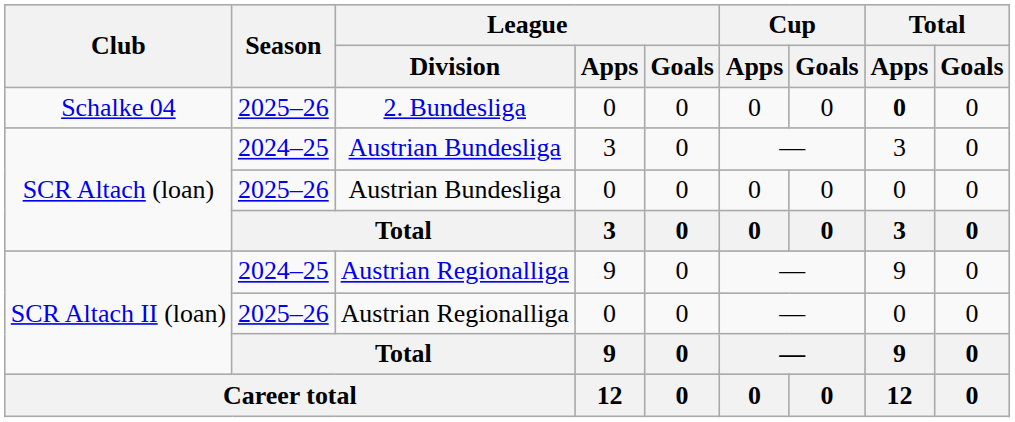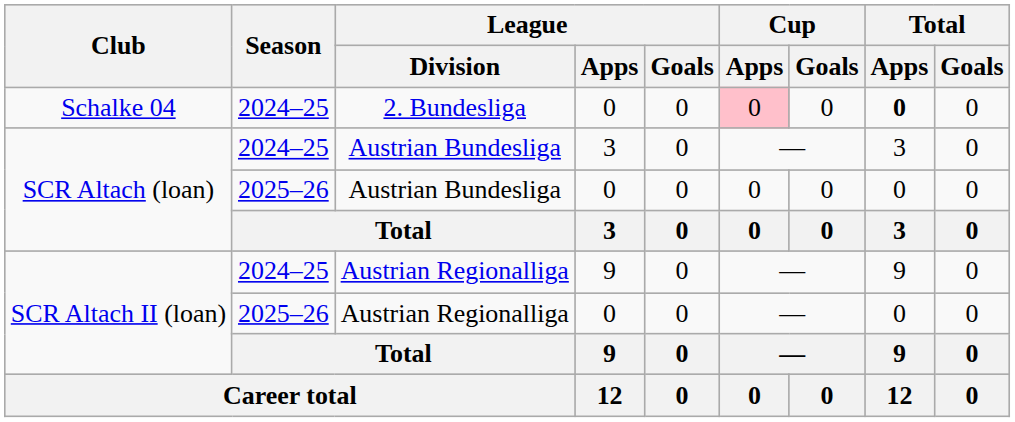(283, 107) 2025–26 -> (283, 107) 2024–25
(755, 107) no background -> (755, 107) pink background
